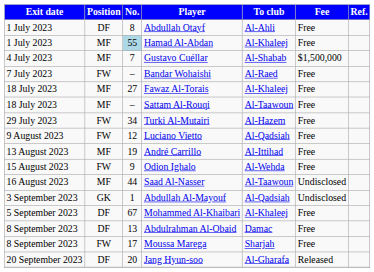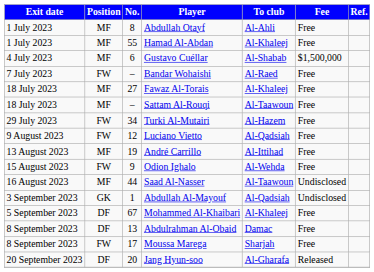(104, 27) DF -> (104, 27) MF
(132, 43) lightblue background -> (132, 43) no background
(132, 58) 7 -> (132, 58) 6
